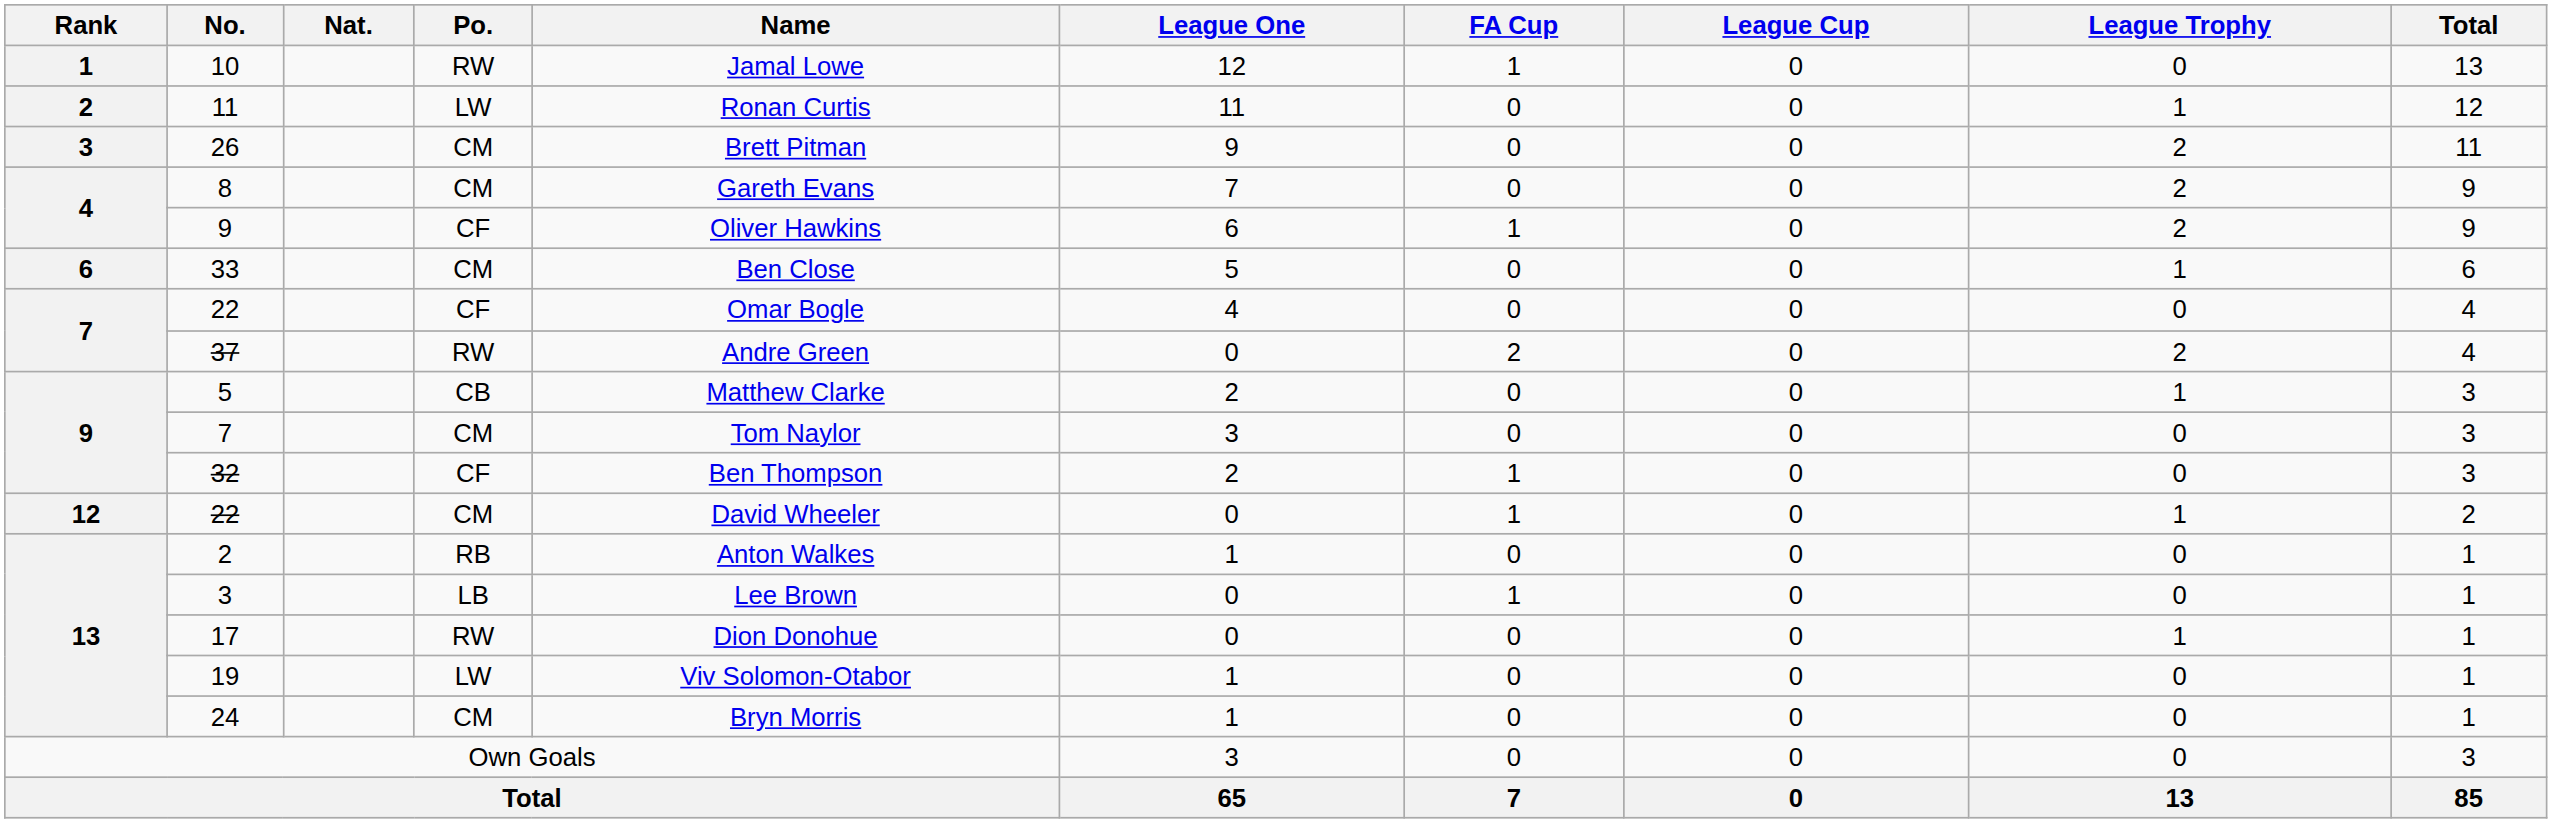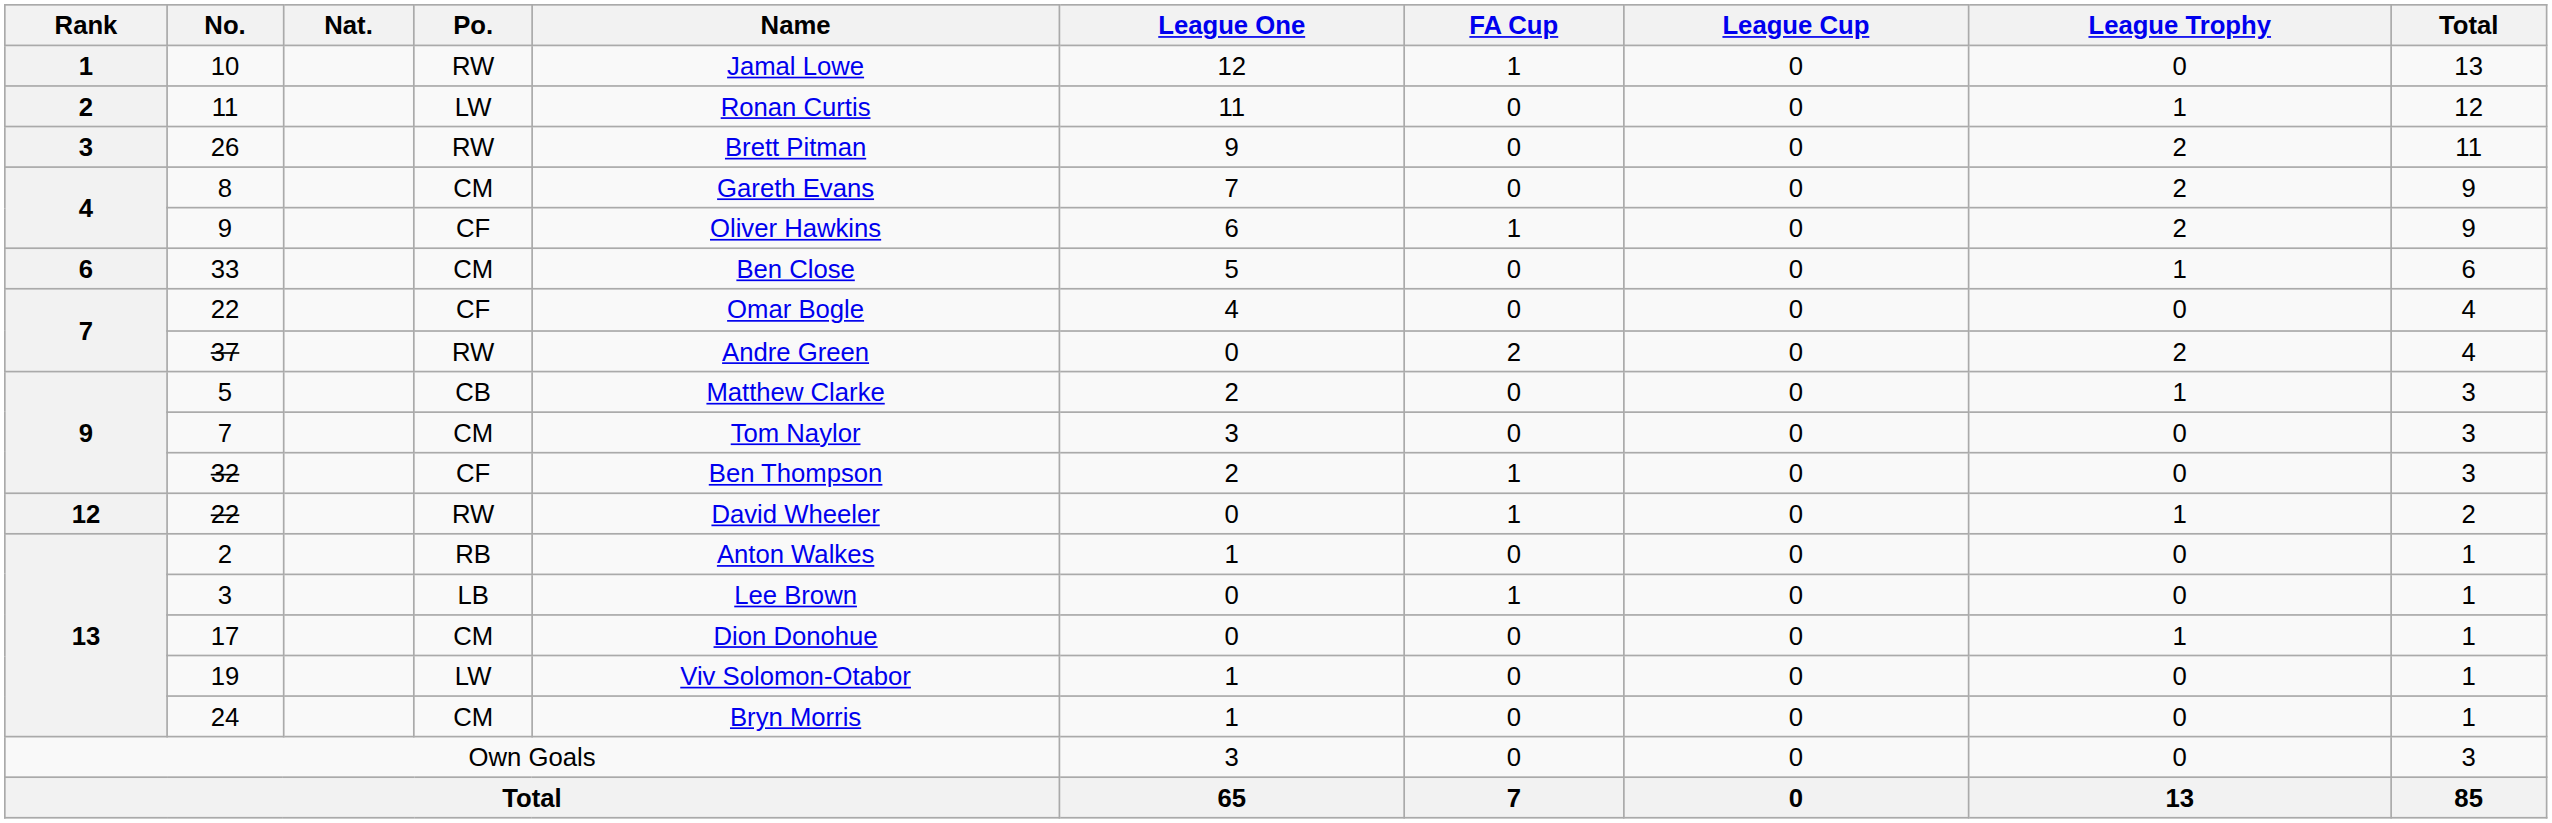(473, 147) CM -> (473, 147) RW
(473, 513) CM -> (473, 513) RW
(473, 635) RW -> (473, 635) CM
